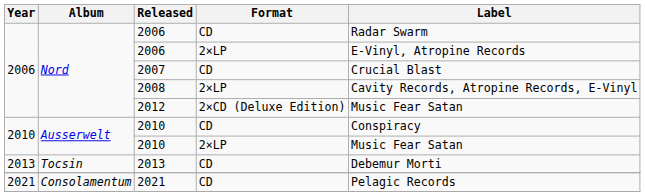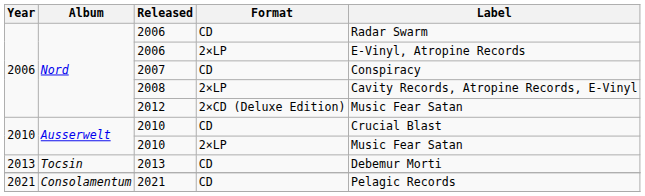(396, 70) Crucial Blast -> (386, 70) Conspiracy
(386, 127) Conspiracy -> (396, 127) Crucial Blast
